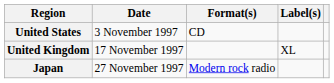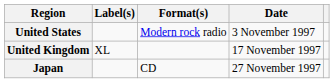columns swapped: (139, 13) <-> (301, 13)
(197, 31) CD -> (183, 31) Modern rock radio
(232, 68) Modern rock radio -> (148, 68) CD
